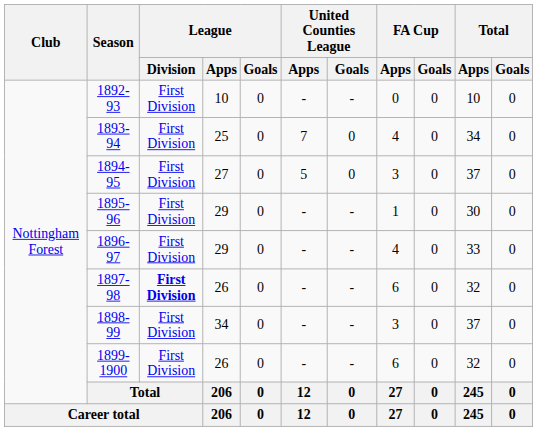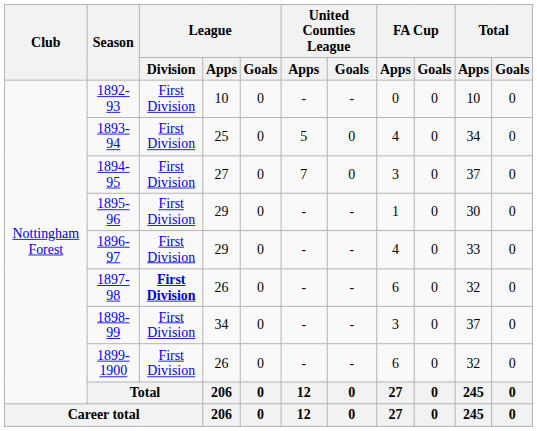(304, 136) 7 -> (304, 136) 5
(304, 174) 5 -> (304, 174) 7
